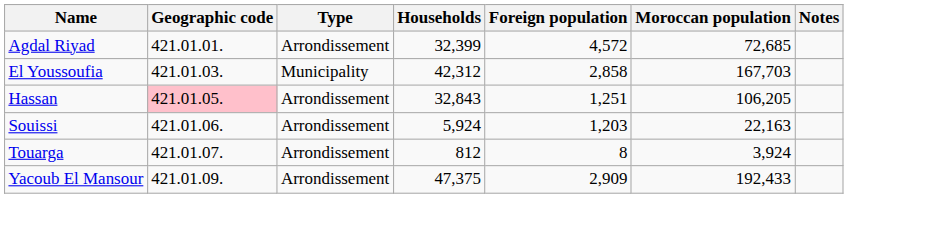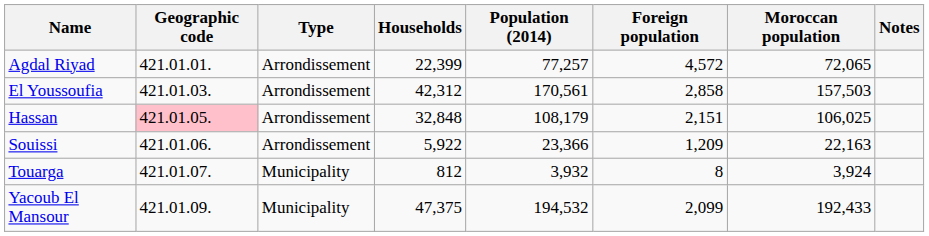+ column: (529, 27)
(458, 44) 32,399 -> (439, 63) 22,399
(768, 44) 72,685 -> (848, 63) 72,065
(325, 71) Municipality -> (316, 90) Arrondissement
(763, 71) 167,703 -> (844, 90) 157,503
(458, 98) 32,843 -> (439, 117) 32,848
(608, 98) 1,251 -> (704, 117) 2,151
(763, 98) 106,205 -> (844, 117) 106,025
(462, 125) 5,924 -> (443, 144) 5,922
(608, 125) 1,203 -> (704, 144) 1,209
(335, 152) Arrondissement -> (306, 171) Municipality
(335, 179) Arrondissement -> (306, 207) Municipality
(608, 179) 2,909 -> (704, 207) 2,099
